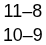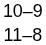rows swapped: (23, 35) <-> (23, 10)
